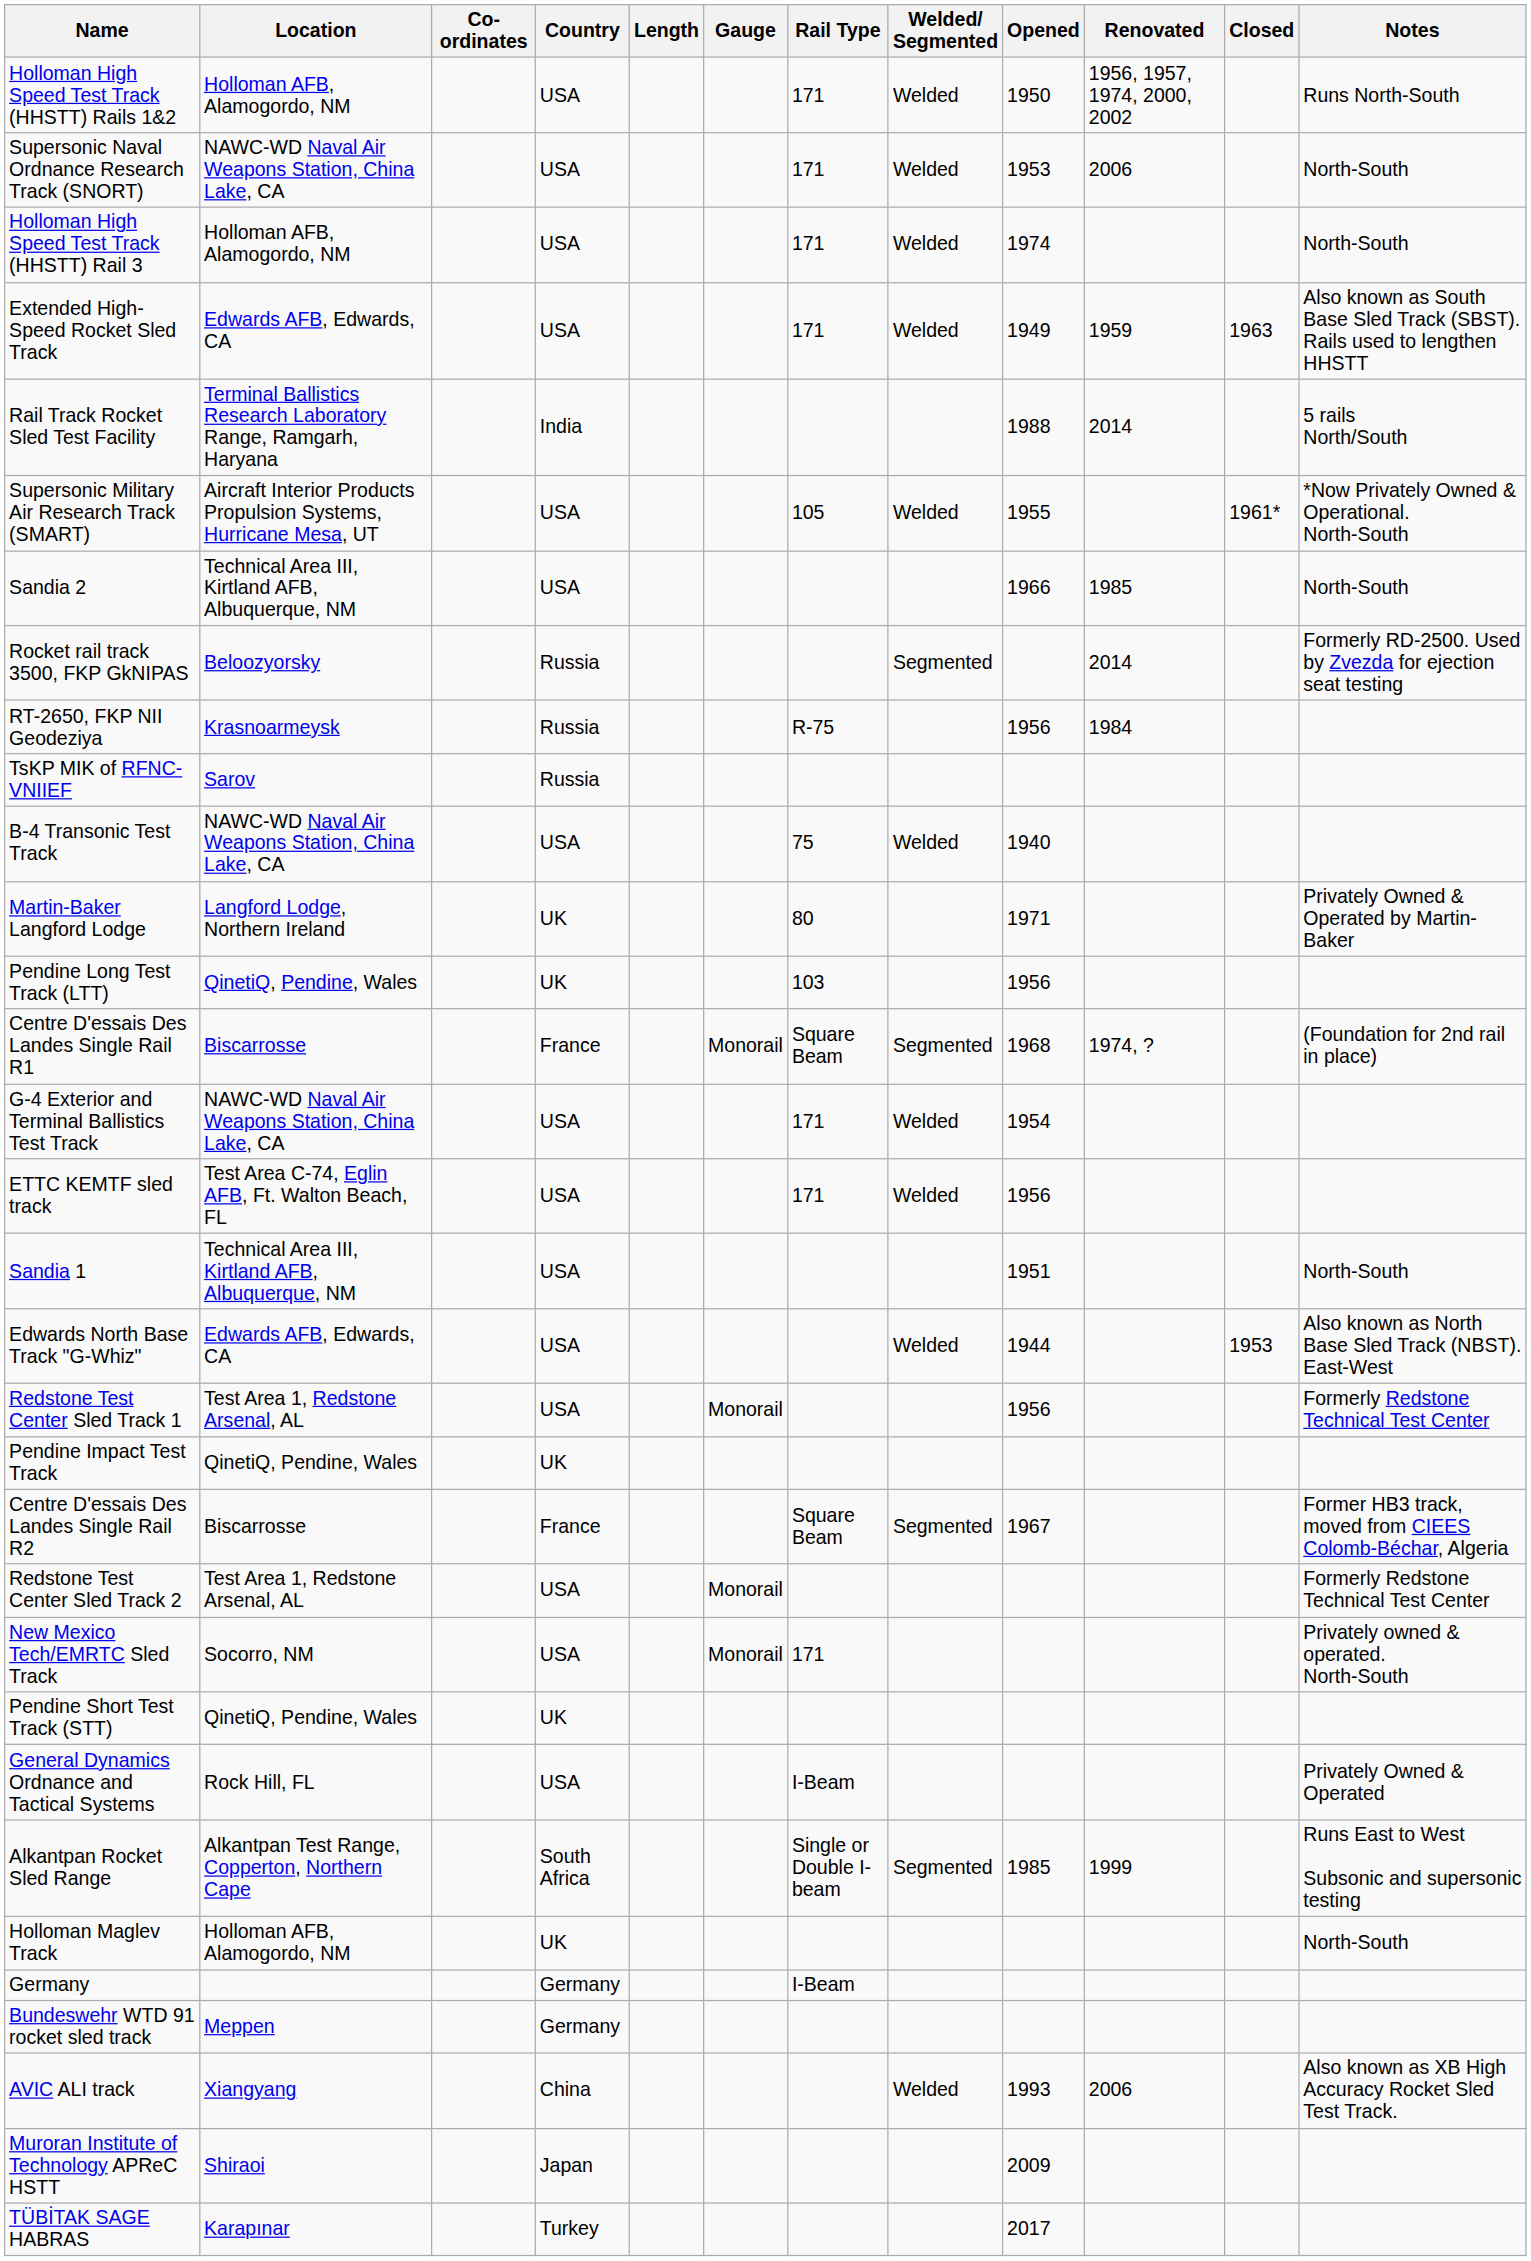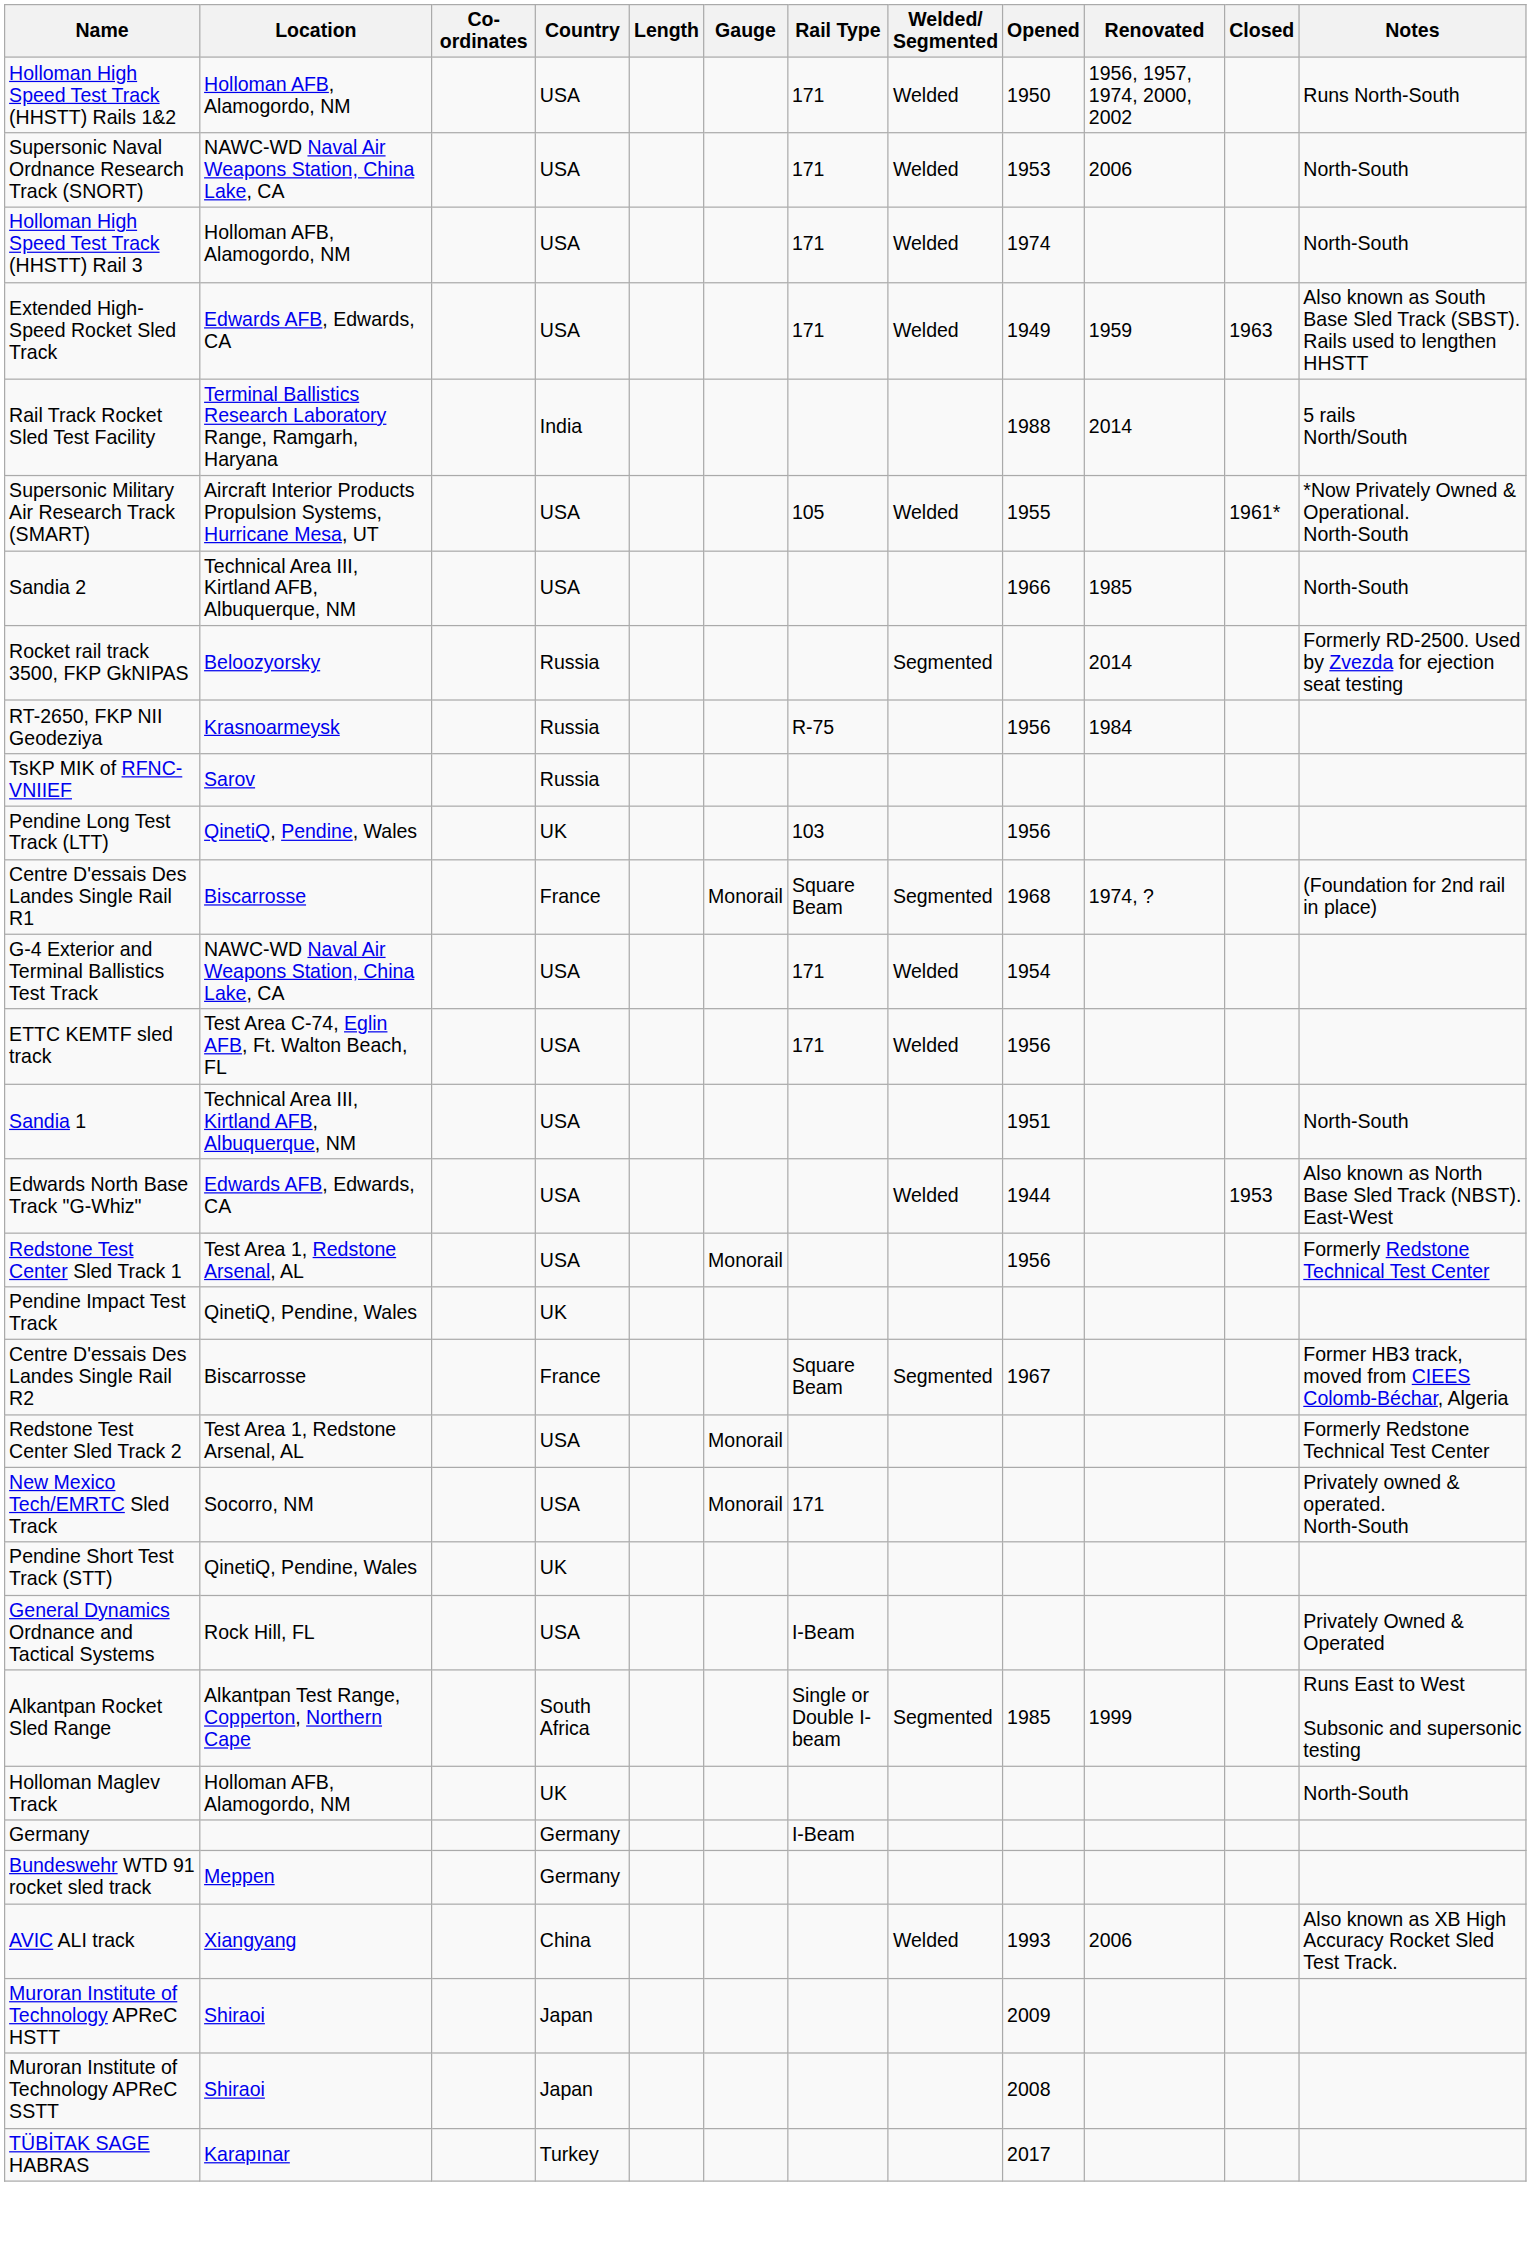- row: (90, 843)
- row: (77, 918)
+ row: (93, 2090)
